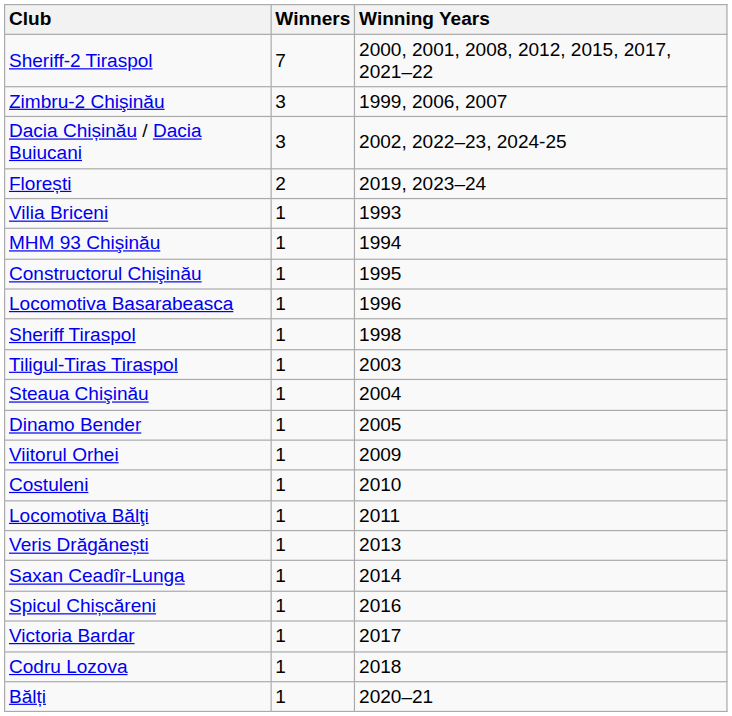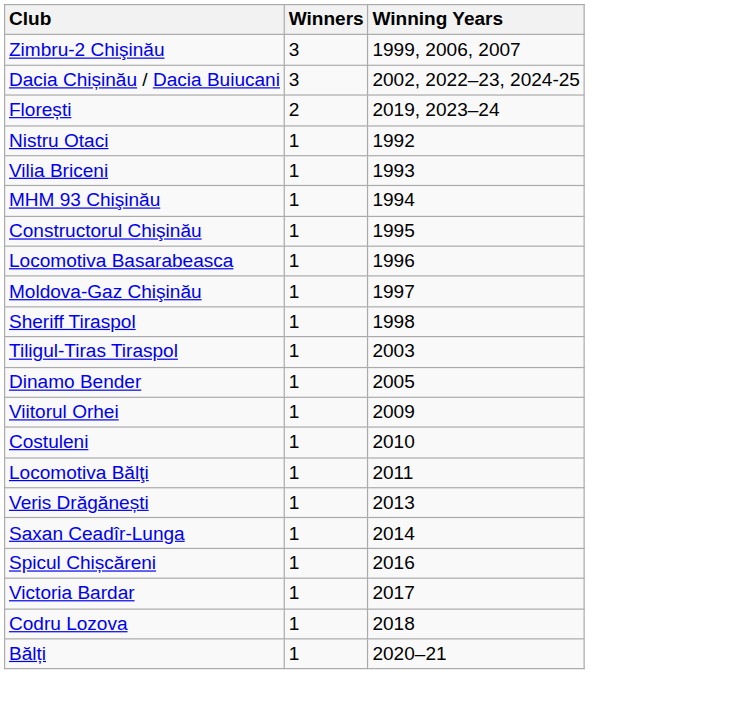- row: (81, 60)
+ row: (59, 140)
+ row: (105, 291)
- row: (79, 394)
